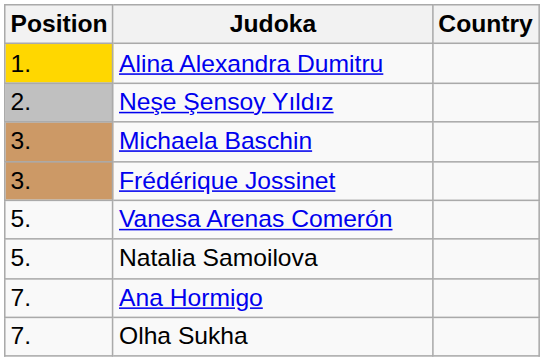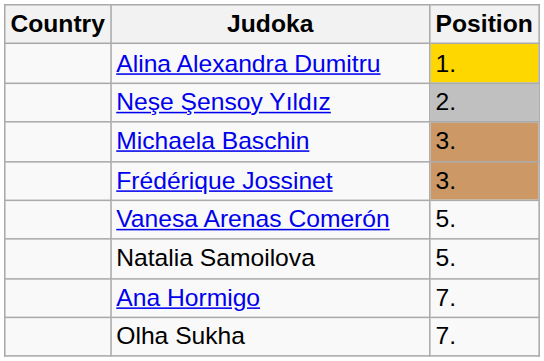columns swapped: (59, 24) <-> (486, 24)
